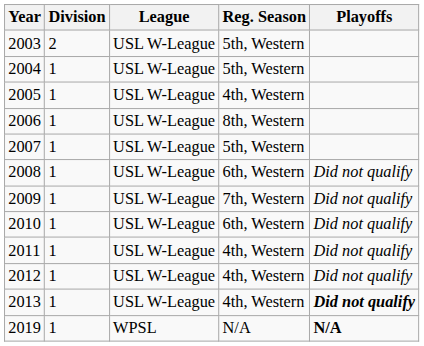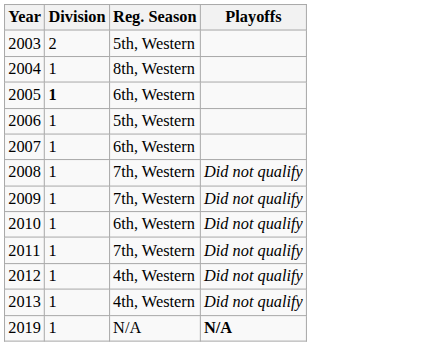- column: (164, 17)
(263, 69) 5th, Western -> (154, 69) 8th, Western
(53, 95) normal -> (53, 95) bold
(263, 95) 4th, Western -> (154, 95) 6th, Western
(263, 120) 8th, Western -> (154, 120) 5th, Western
(263, 146) 5th, Western -> (154, 146) 6th, Western
(263, 172) 6th, Western -> (154, 172) 7th, Western
(263, 250) 4th, Western -> (154, 250) 7th, Western
(364, 302) bold -> (253, 302) normal
